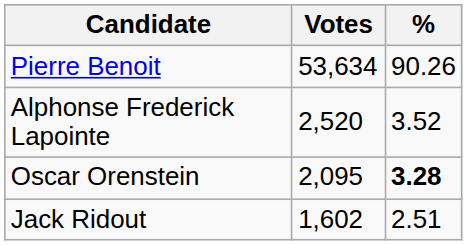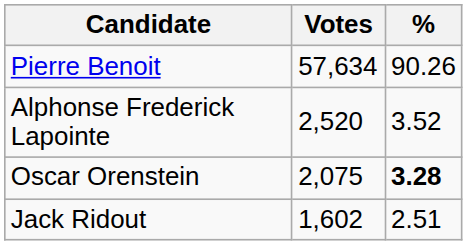(338, 66) 53,634 -> (338, 66) 57,634
(331, 177) 2,095 -> (331, 177) 2,075
